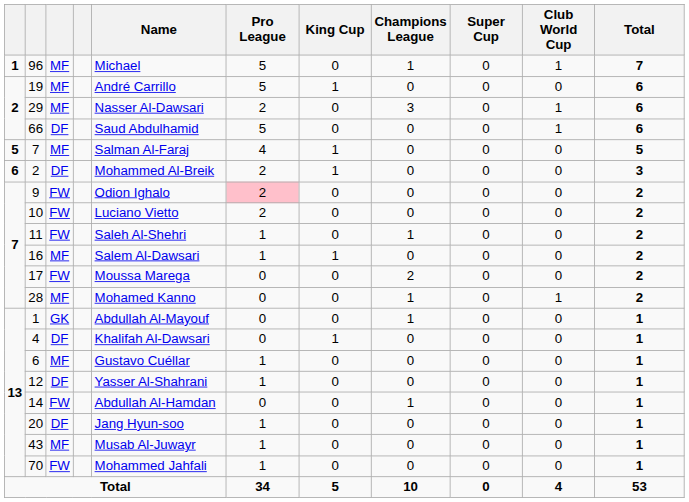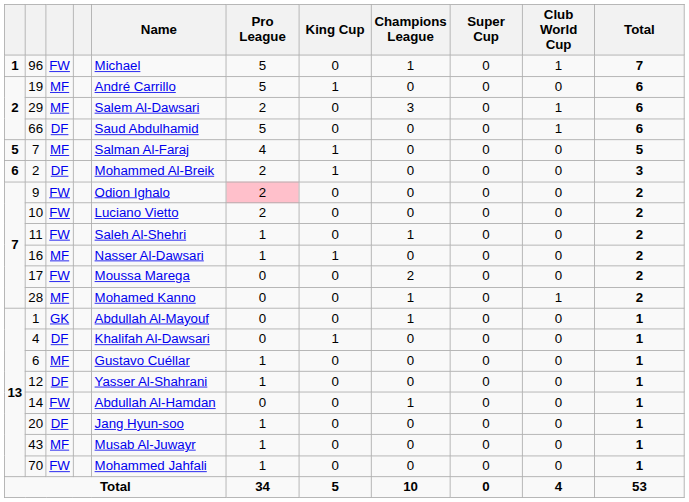(60, 65) MF -> (60, 65) FW
(149, 108) Nasser Al-Dawsari -> (147, 108) Salem Al-Dawsari
(147, 255) Salem Al-Dawsari -> (149, 255) Nasser Al-Dawsari
